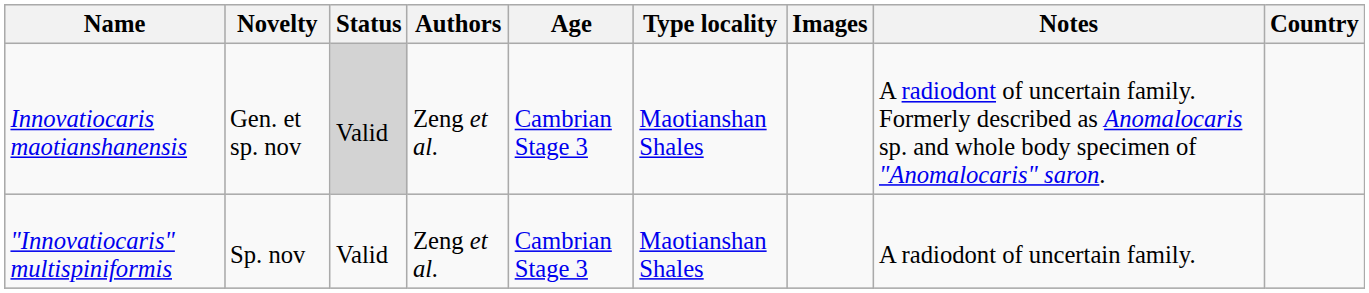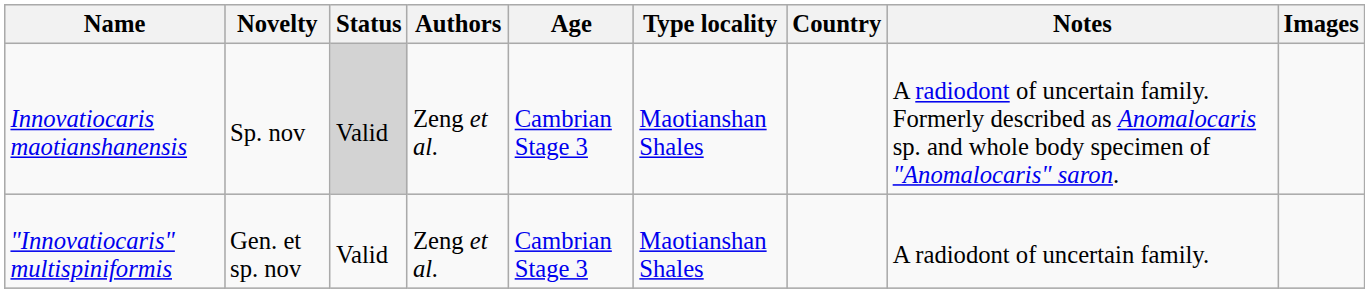columns swapped: (1314, 24) <-> (830, 24)
(266, 132) Gen. et sp. nov -> (268, 132) Sp. nov
(268, 254) Sp. nov -> (266, 254) Gen. et sp. nov
